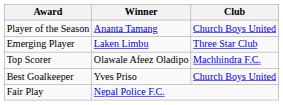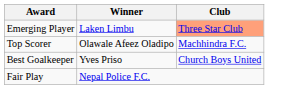- row: (48, 28)
(225, 44) no background -> (211, 28) lightsalmon background
